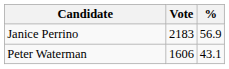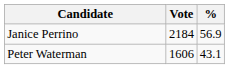(181, 34) 2183 -> (181, 34) 2184
